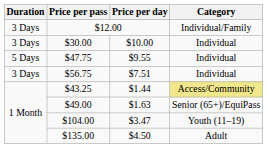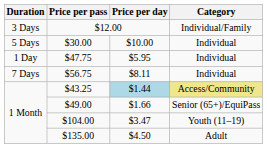(26, 43) 3 Days -> (26, 43) 5 Days
(26, 58) 5 Days -> (26, 58) 1 Day
(140, 58) $9.55 -> (140, 58) $5.95
(26, 74) 3 Days -> (26, 74) 7 Days
(140, 74) $7.51 -> (140, 74) $8.11
(140, 89) no background -> (140, 89) lightblue background
(140, 105) $1.63 -> (140, 105) $1.66
